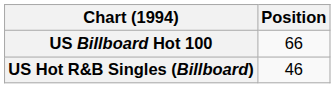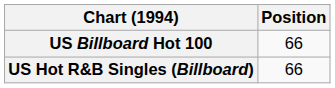(294, 69) 46 -> (294, 69) 66
